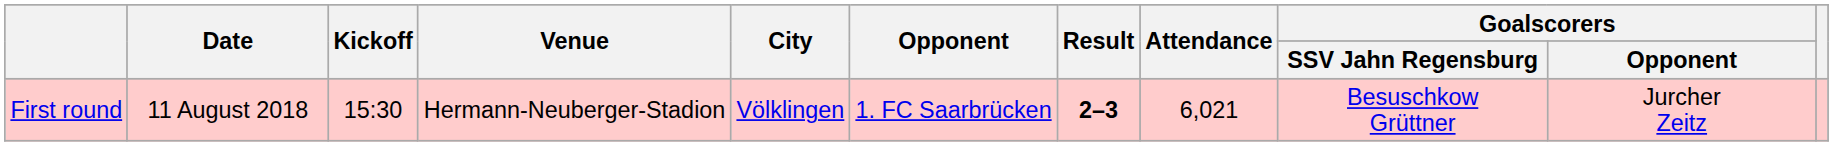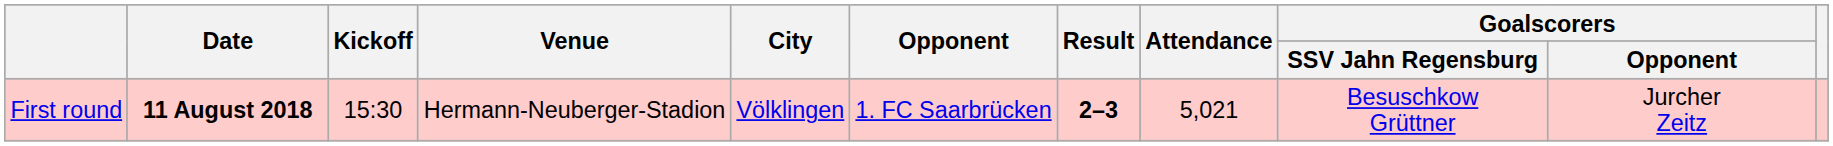(228, 110) normal -> (228, 110) bold
(1209, 110) 6,021 -> (1209, 110) 5,021
